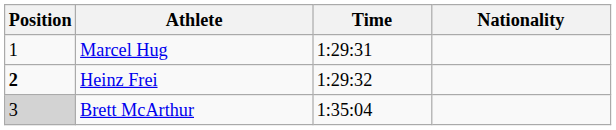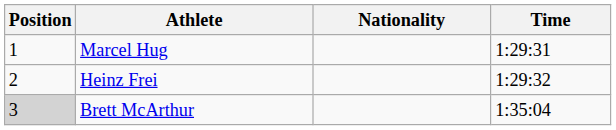columns swapped: (521, 19) <-> (372, 19)
(13, 79) bold -> (13, 79) normal
